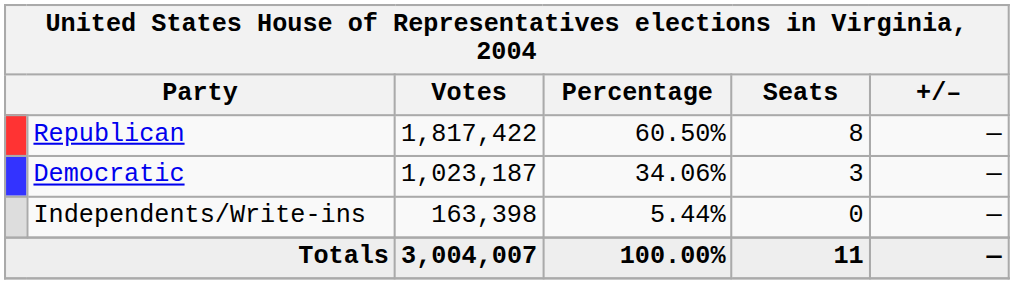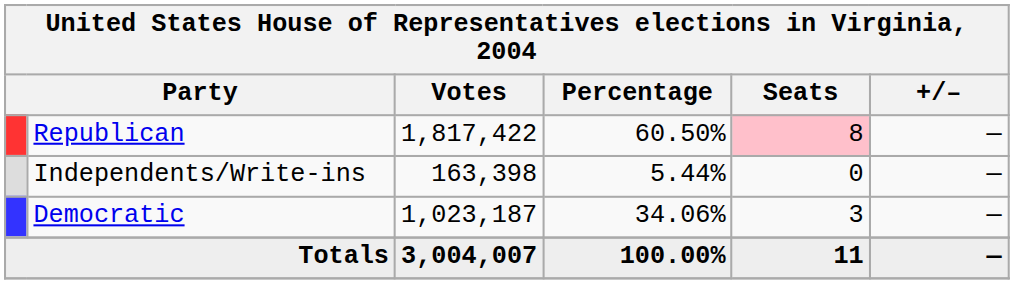(856, 136) no background -> (856, 136) pink background
rows swapped: (109, 176) <-> (200, 217)
